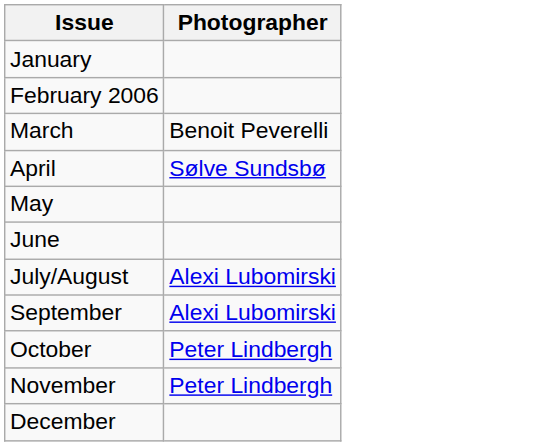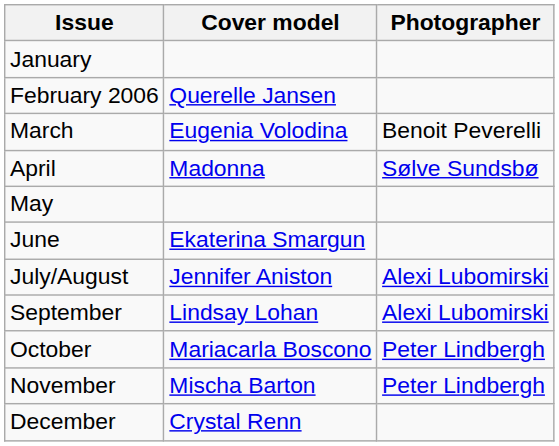+ column: (270, 22)
